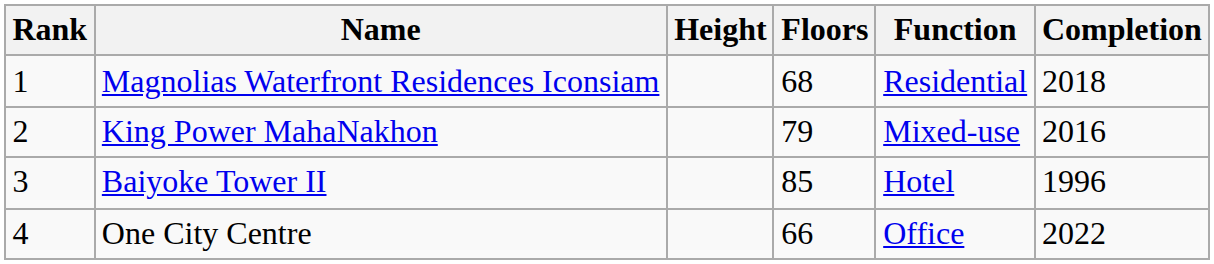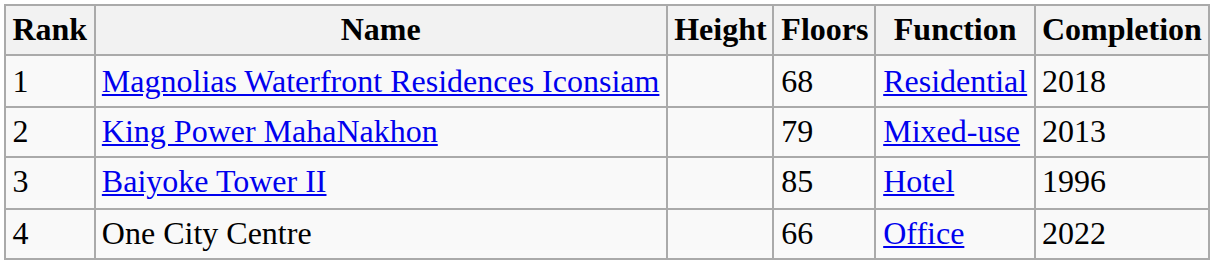(1074, 131) 2016 -> (1074, 131) 2013
